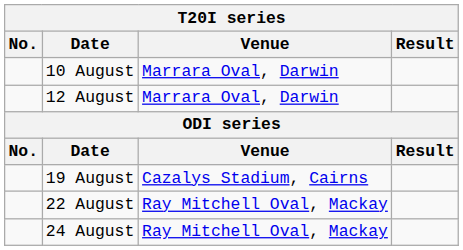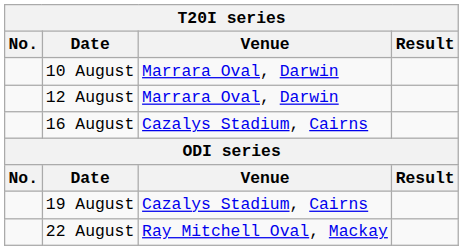+ row: (90, 125)
- row: (90, 232)
